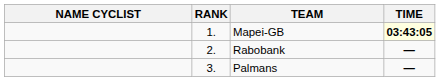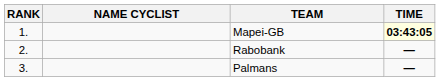columns swapped: (211, 14) <-> (98, 14)
